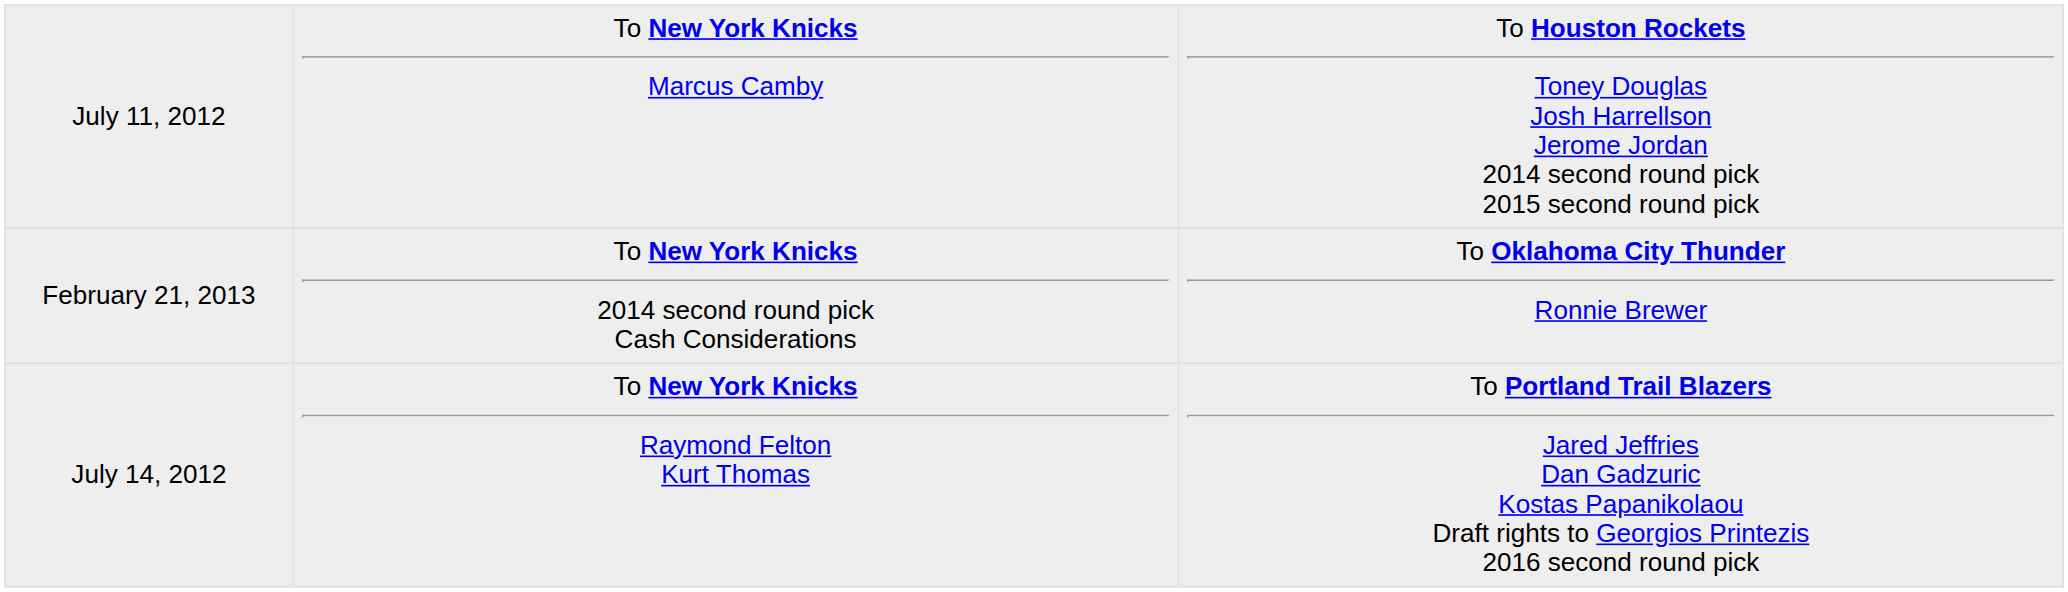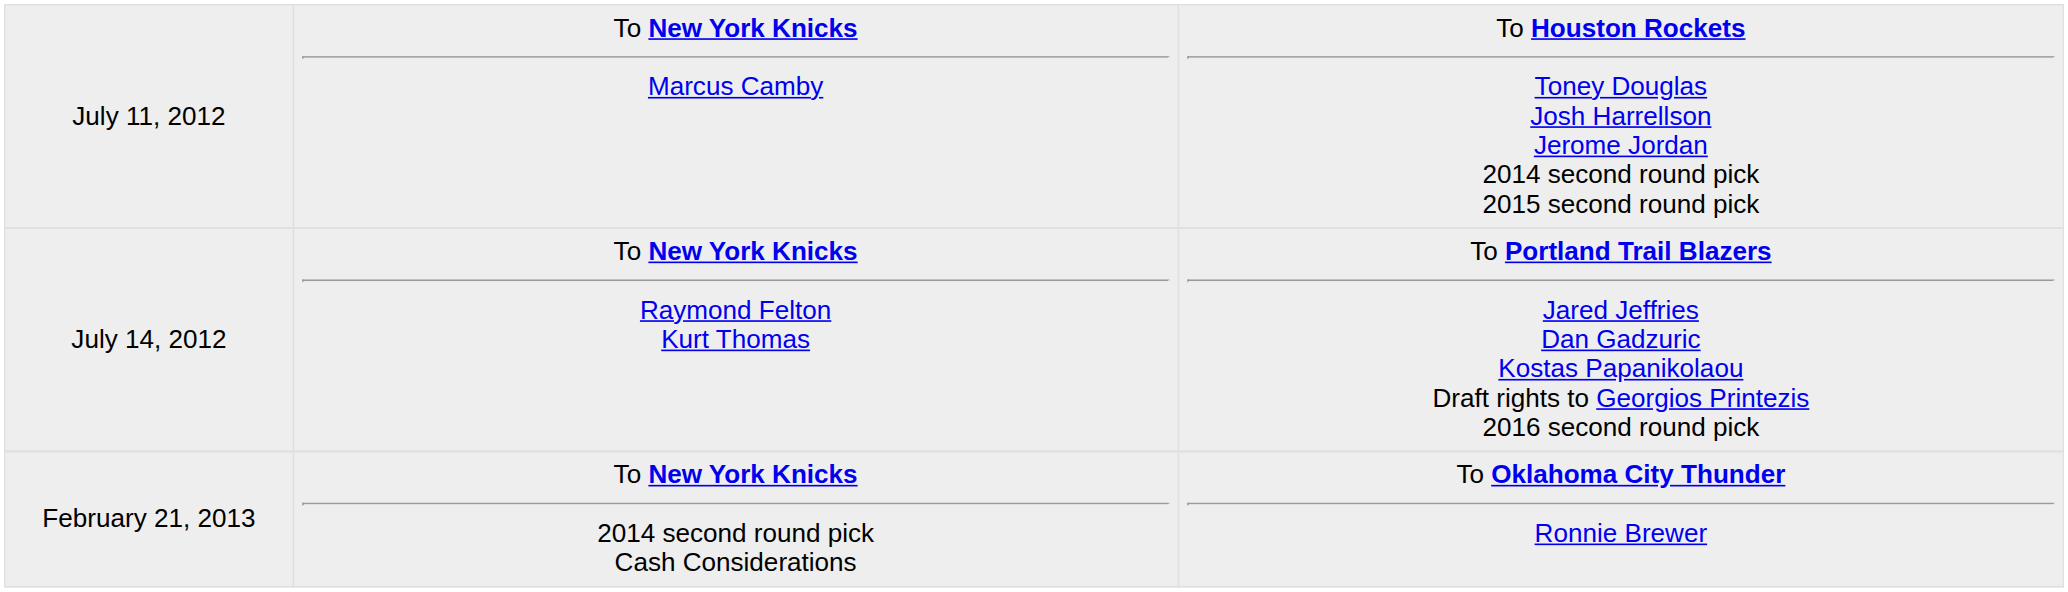rows swapped: (149, 474) <-> (149, 295)
